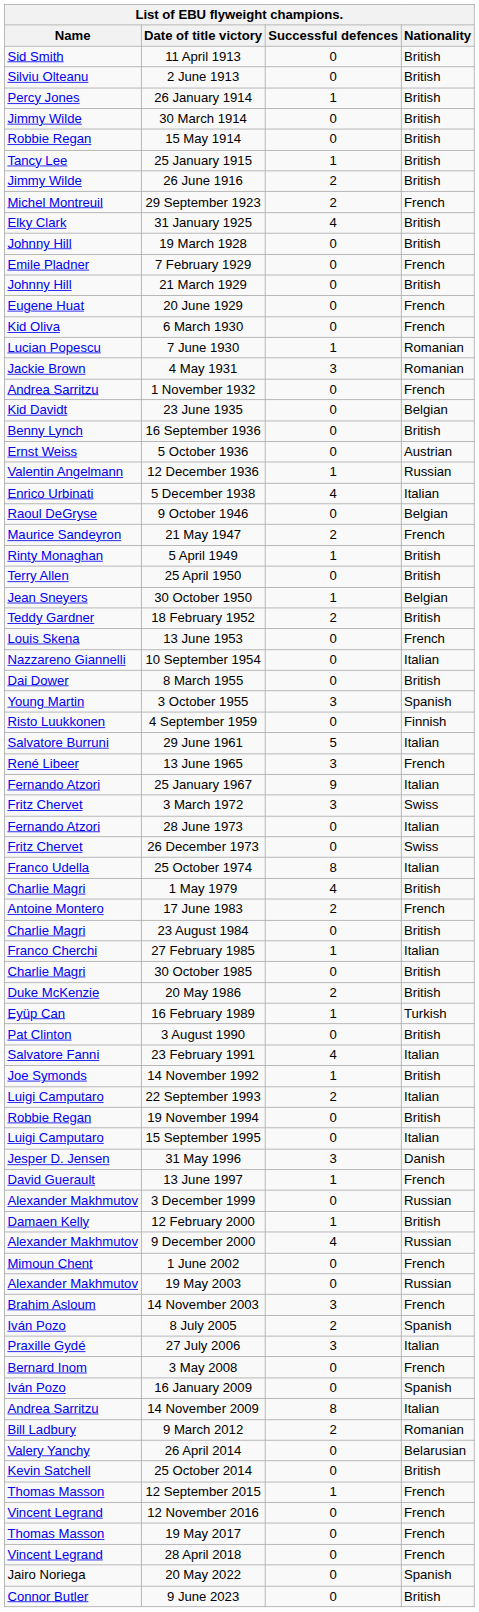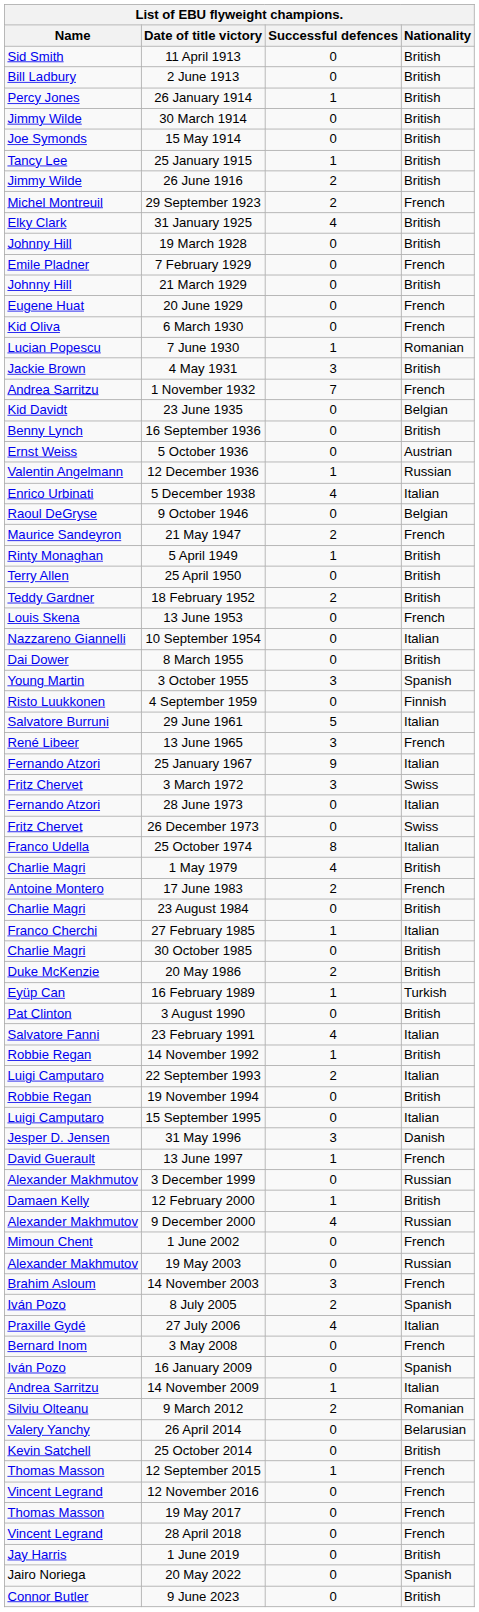(48, 77) Silviu Olteanu -> (42, 77) Bill Ladbury
(49, 139) Robbie Regan -> (47, 139) Joe Symonds
(434, 368) Romanian -> (422, 368) British
(333, 389) 0 -> (333, 389) 7
- row: (203, 597)
(47, 1076) Joe Symonds -> (49, 1055) Robbie Regan
(333, 1346) 3 -> (333, 1325) 4
(333, 1409) 8 -> (333, 1388) 1
(42, 1429) Bill Ladbury -> (48, 1409) Silviu Olteanu
+ row: (203, 1554)
